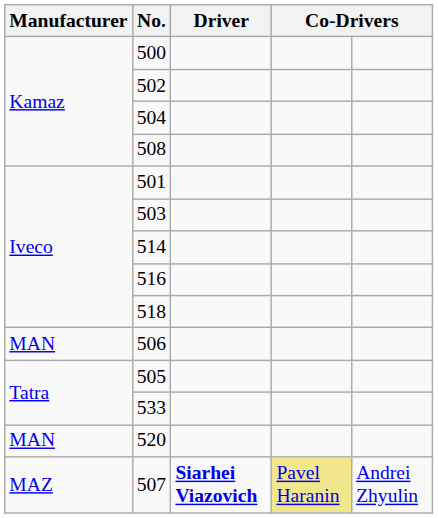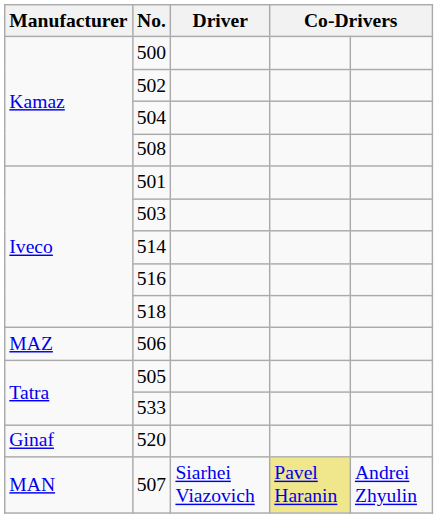(32, 343) MAN -> (31, 343) MAZ
(32, 440) MAN -> (32, 440) Ginaf
(31, 484) MAZ -> (32, 484) MAN
(216, 484) bold -> (215, 484) normal
